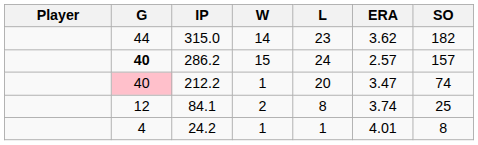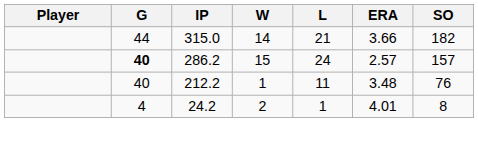(323, 38) 23 -> (323, 38) 21
(383, 38) 3.62 -> (383, 38) 3.66
(142, 83) pink background -> (142, 83) no background
(323, 83) 20 -> (323, 83) 11
(383, 83) 3.47 -> (383, 83) 3.48
(443, 83) 74 -> (443, 83) 76
- row: (202, 106)
(262, 128) 1 -> (262, 106) 2
